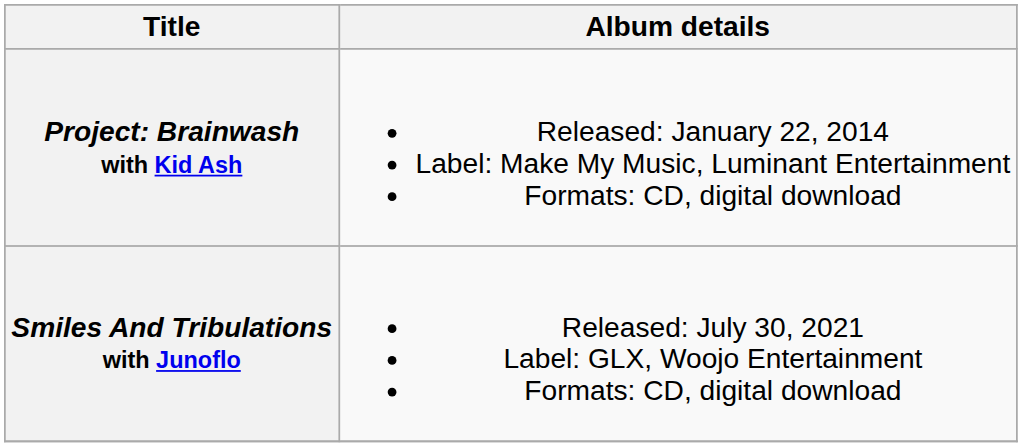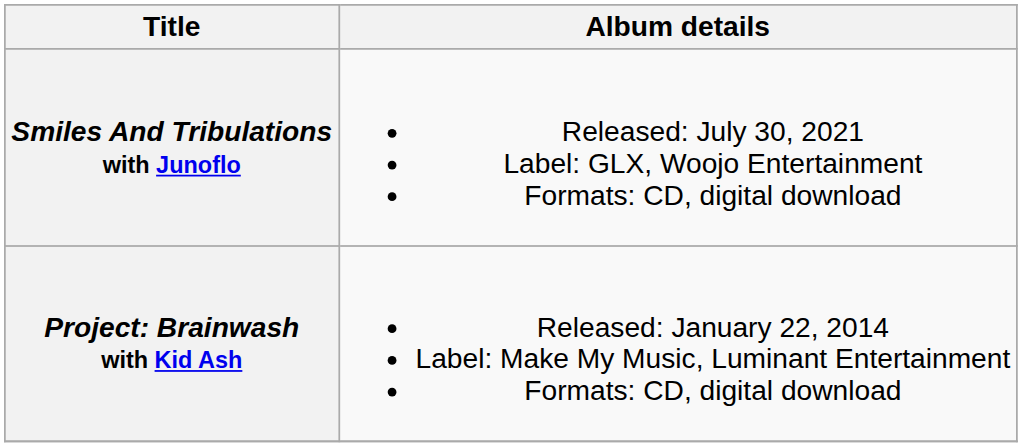rows swapped: (172, 147) <-> (172, 343)
